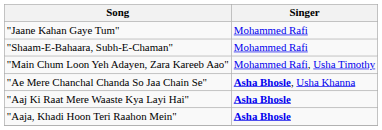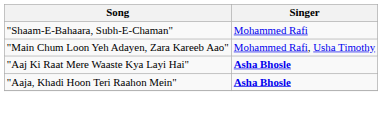- row: (63, 30)
- row: (107, 82)
